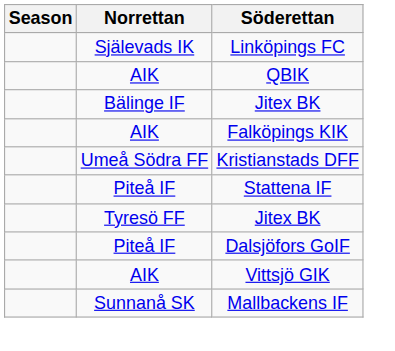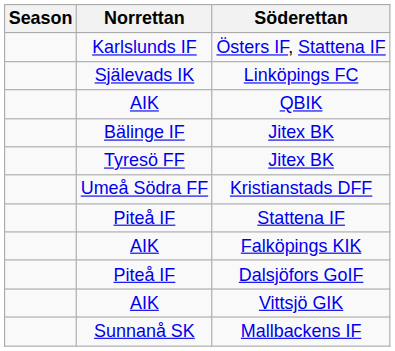+ row: (144, 47)
rows swapped: (144, 132) <-> (144, 217)
